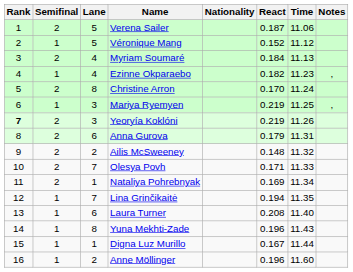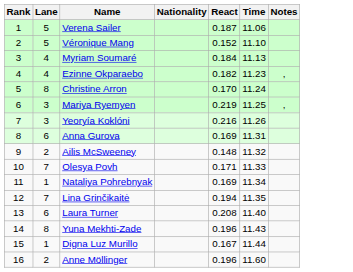- column: (57, 12)
(302, 43) 11.12 -> (254, 43) 11.10
(18, 120) bold -> (18, 120) normal
(272, 120) 0.219 -> (224, 120) 0.216
(272, 136) 0.179 -> (224, 136) 0.169
